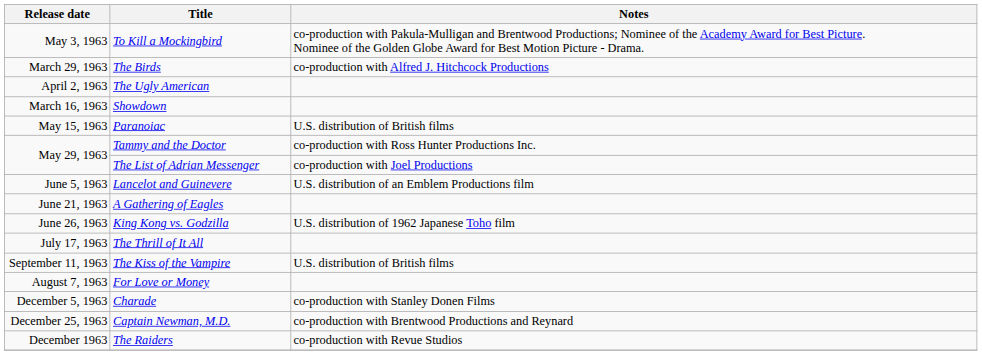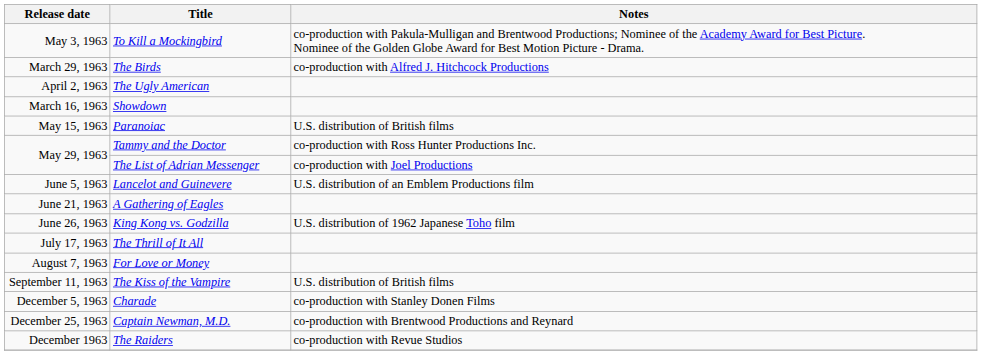rows swapped: (161, 282) <-> (172, 262)
